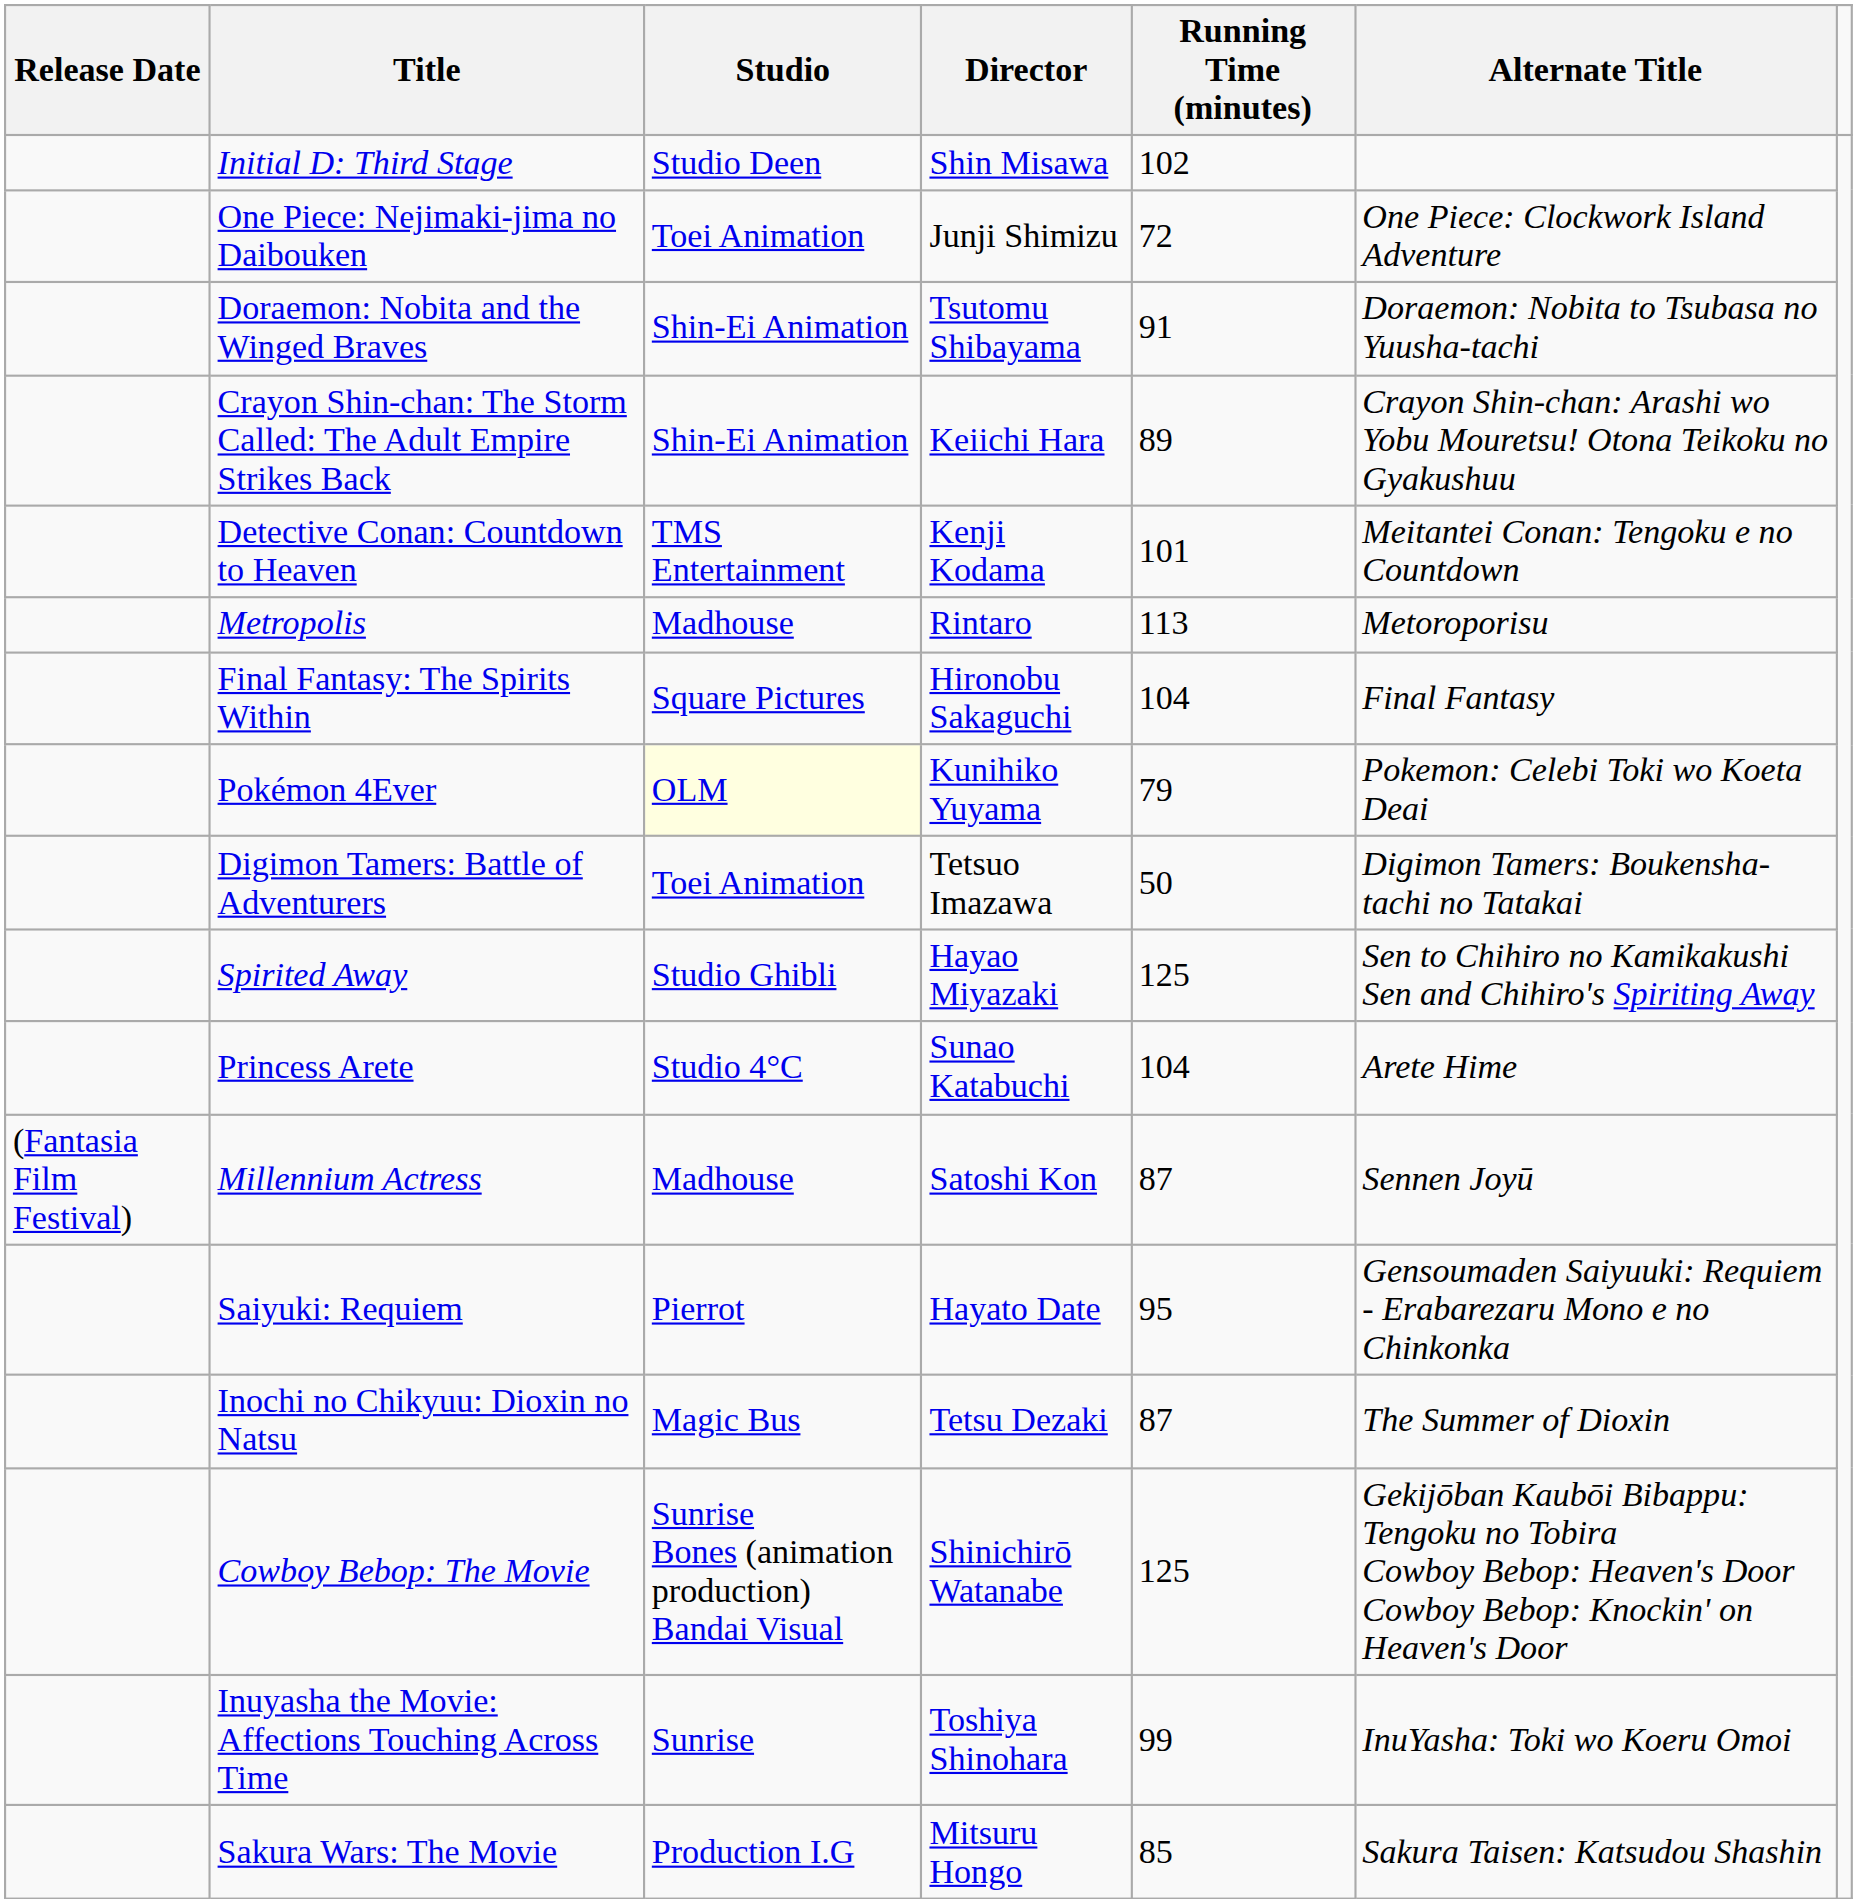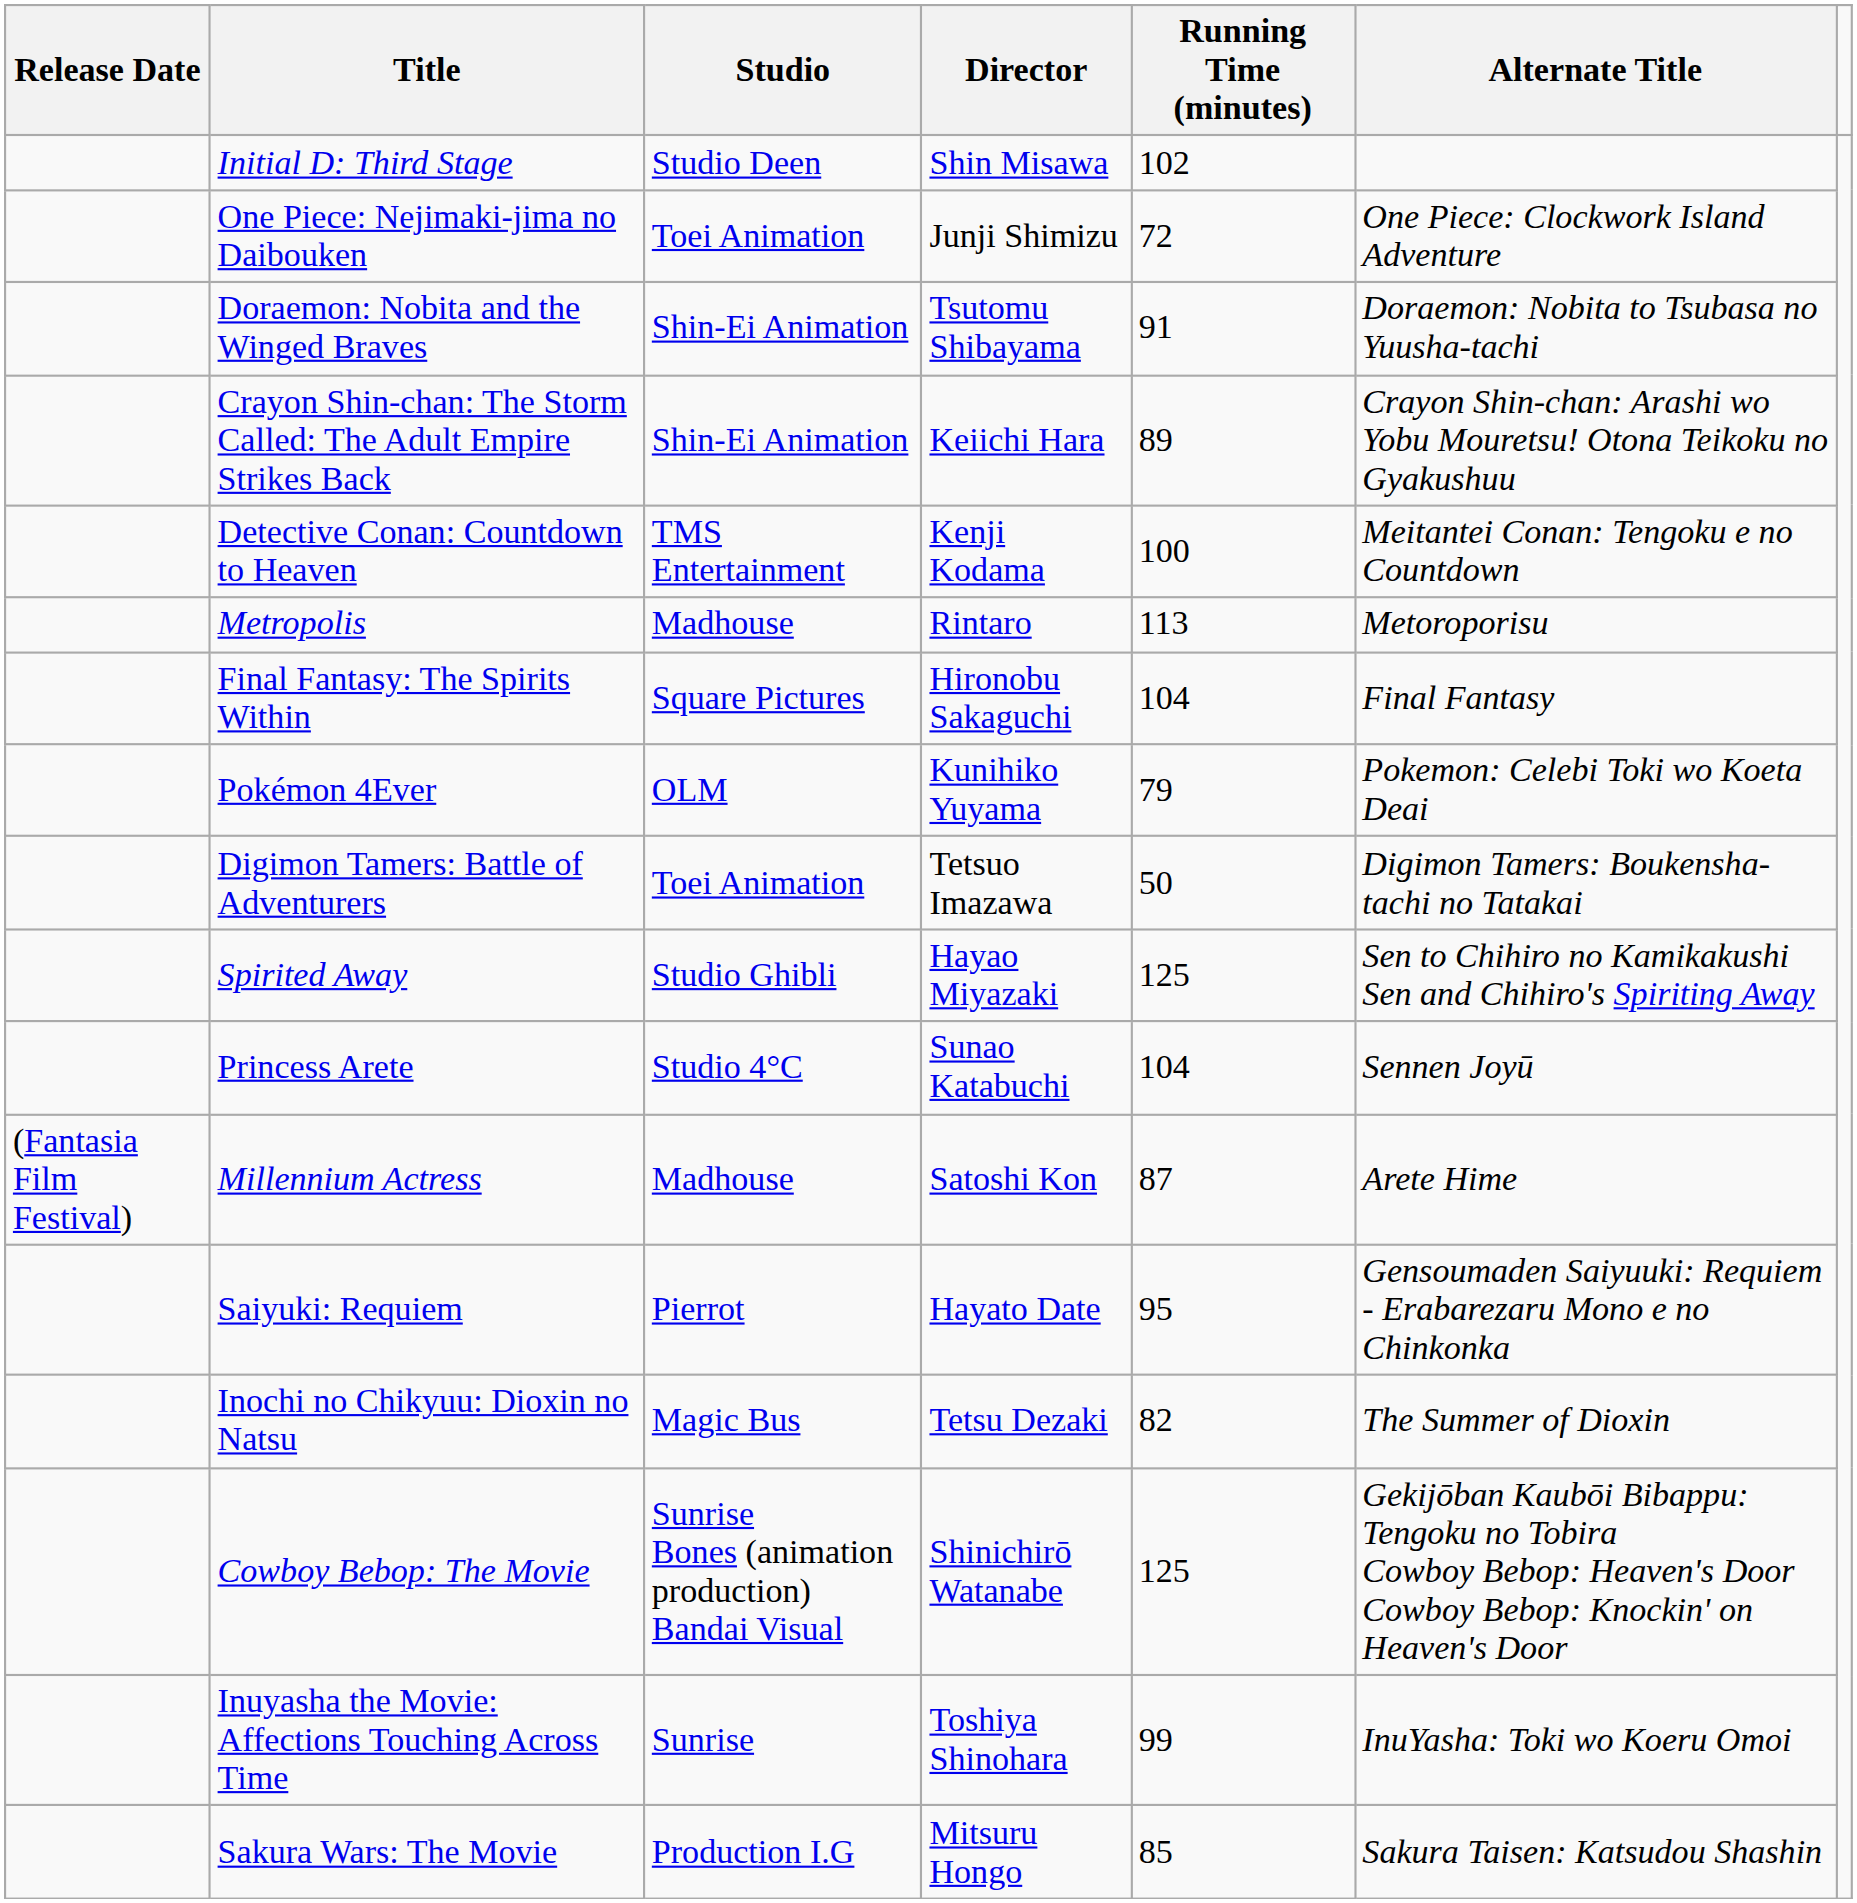(1164, 550) 101 -> (1164, 550) 100
(690, 789) lightyellow background -> (690, 789) no background
(1440, 1066) Arete Hime -> (1448, 1066) Sennen Joyū
(1448, 1178) Sennen Joyū -> (1440, 1178) Arete Hime
(1156, 1420) 87 -> (1156, 1420) 82
